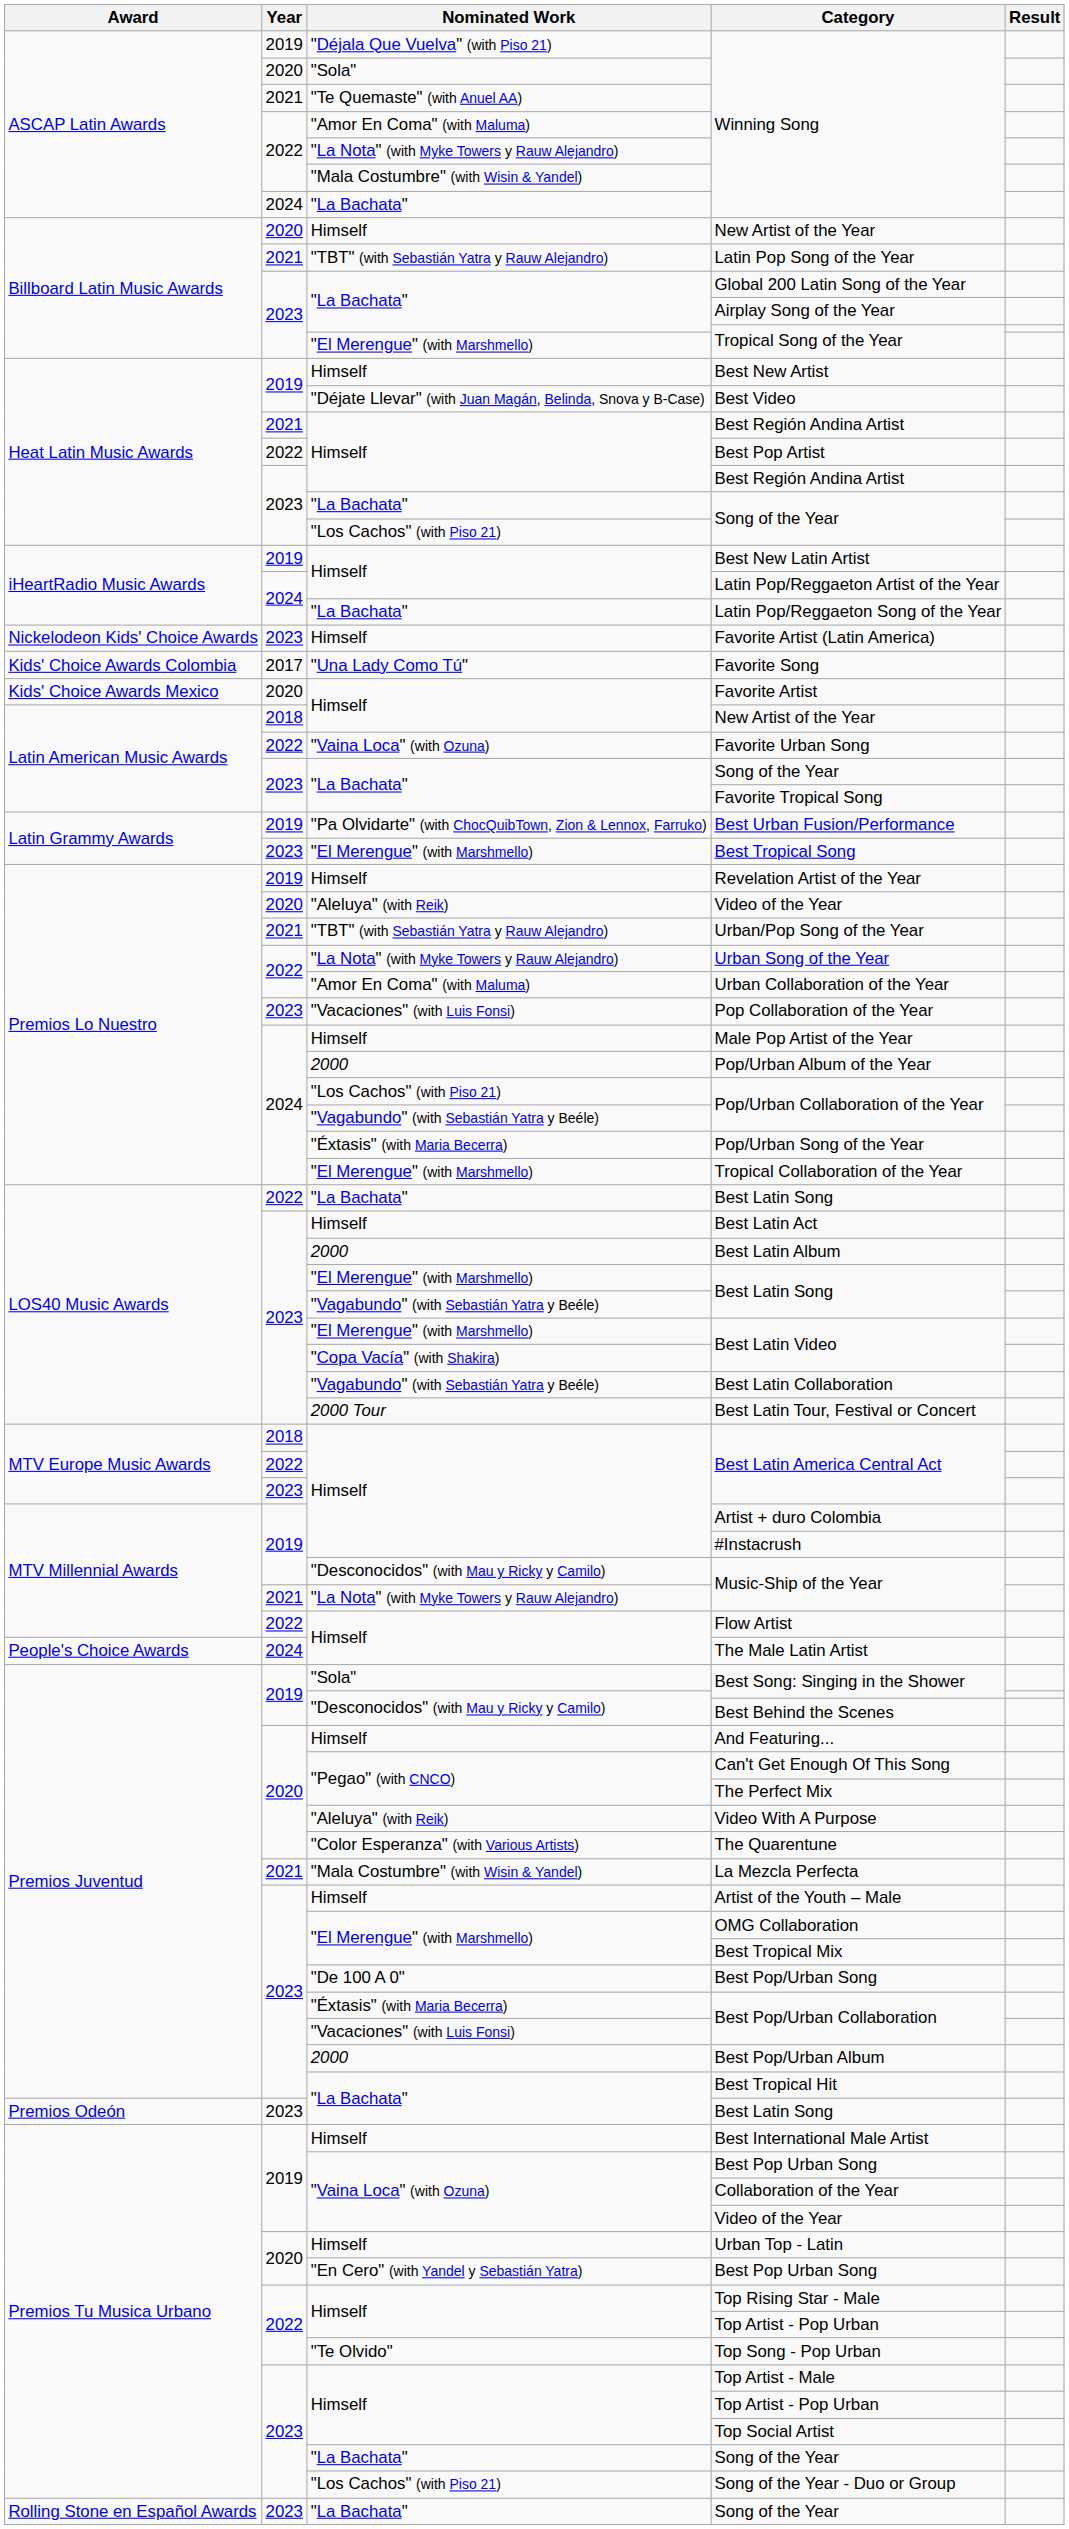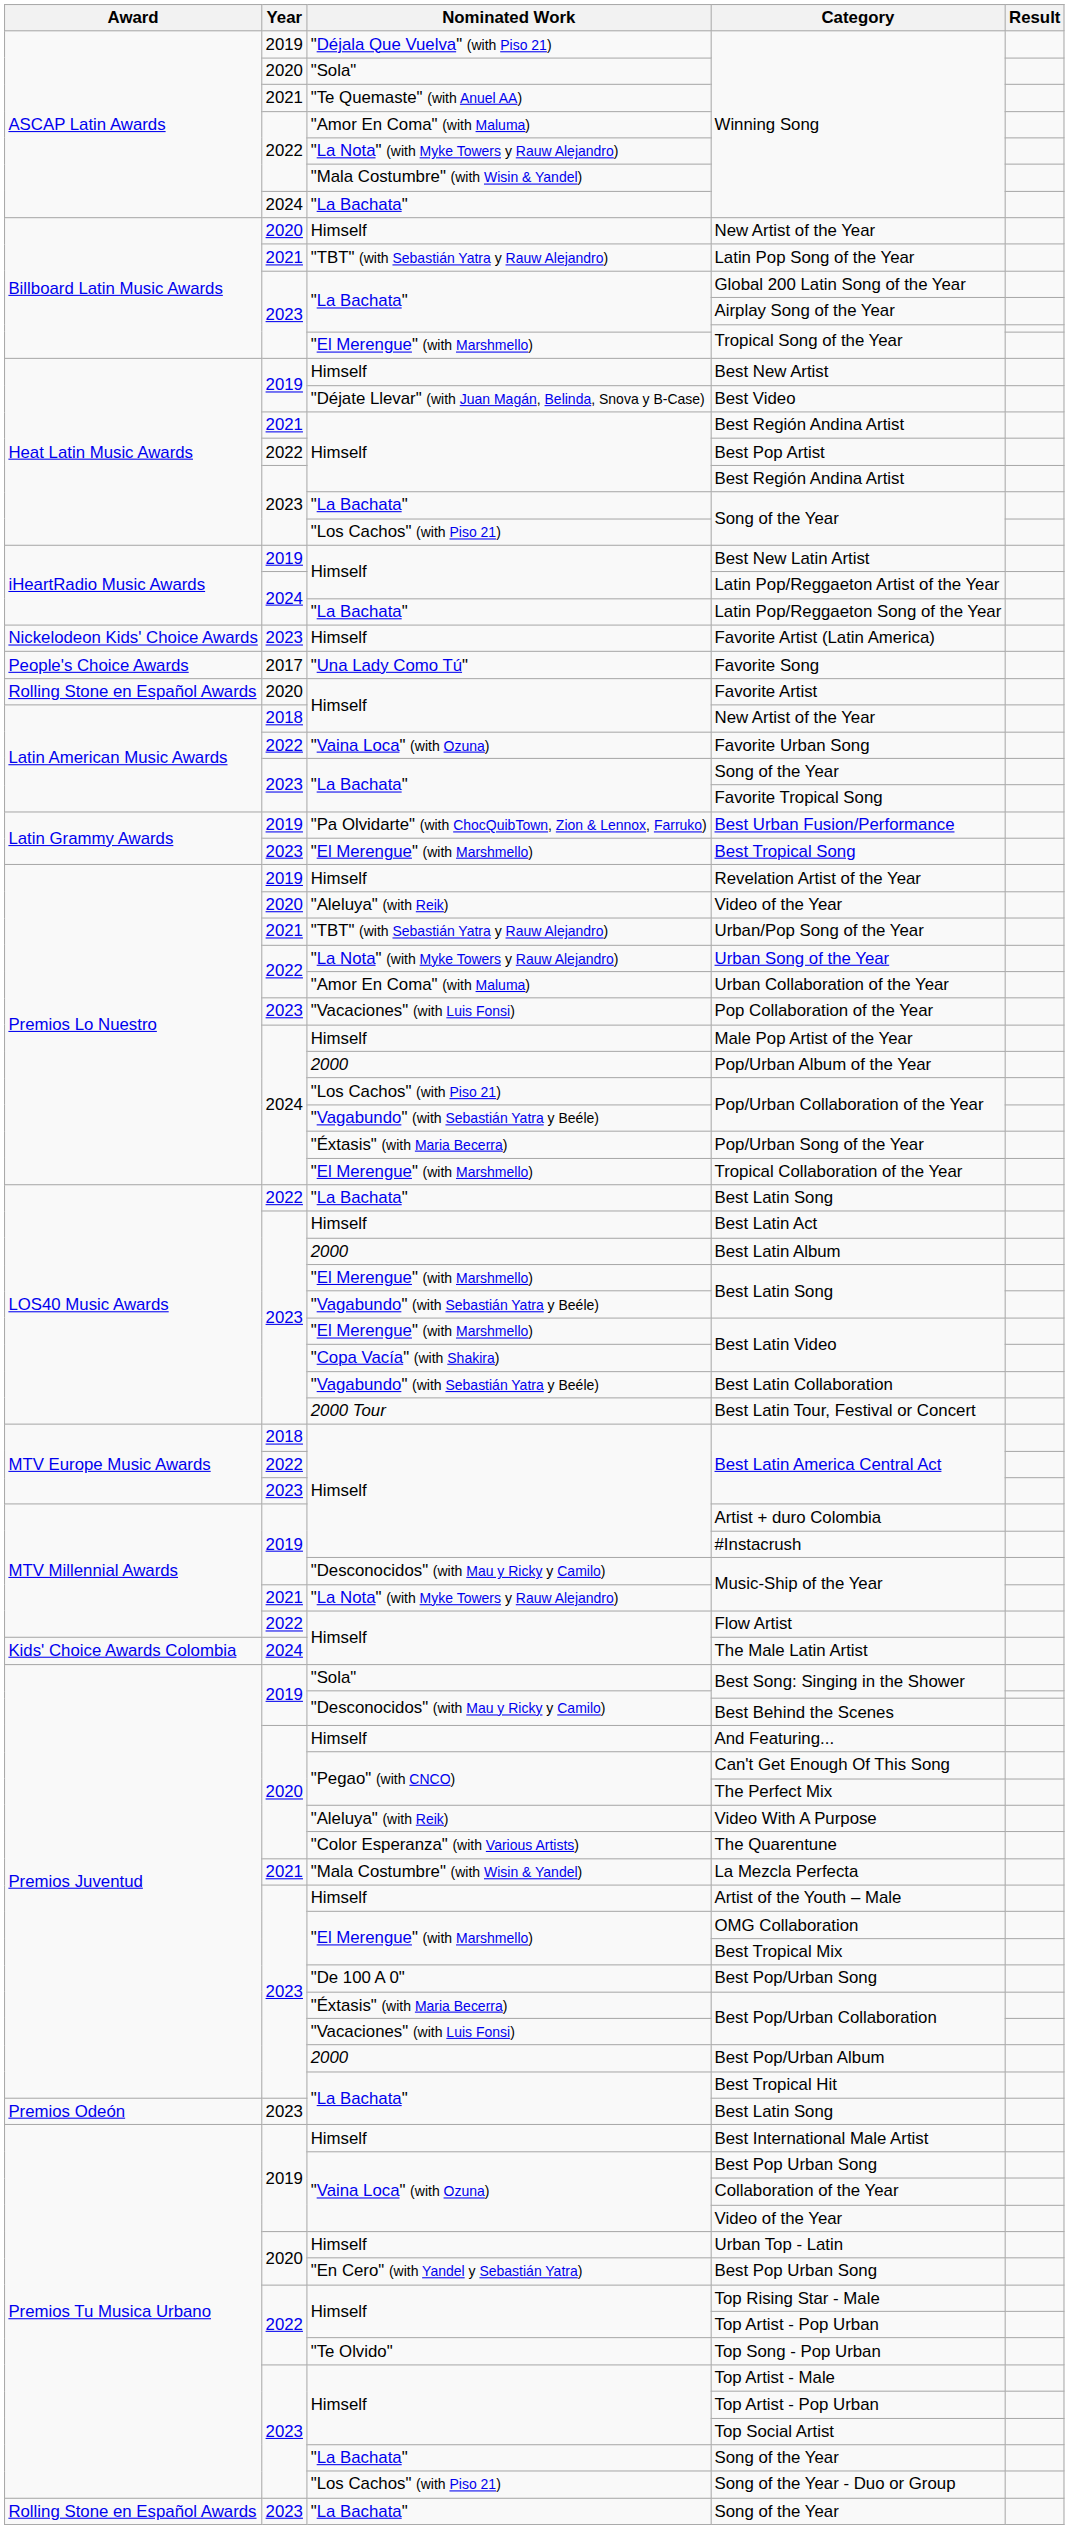(122, 665) Kids' Choice Awards Colombia -> (99, 665) People's Choice Awards
(113, 691) Kids' Choice Awards Mexico -> (132, 691) Rolling Stone en Español Awards
(99, 1650) People's Choice Awards -> (122, 1650) Kids' Choice Awards Colombia
